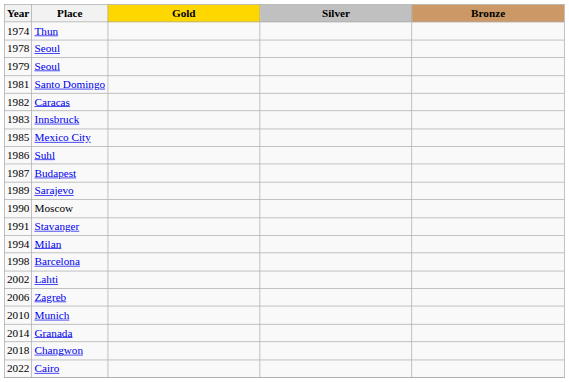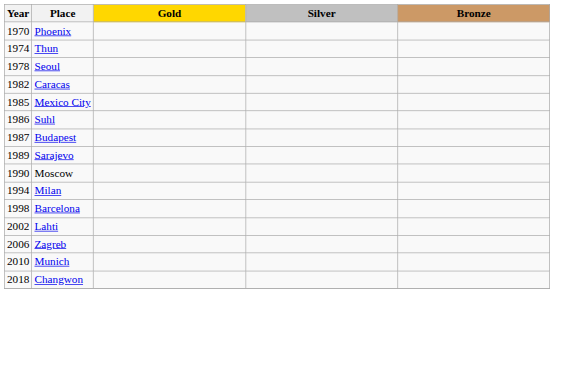+ row: (18, 31)
- row: (18, 66)
- row: (18, 84)
- row: (18, 119)
- row: (18, 226)
- row: (18, 333)
- row: (18, 368)
